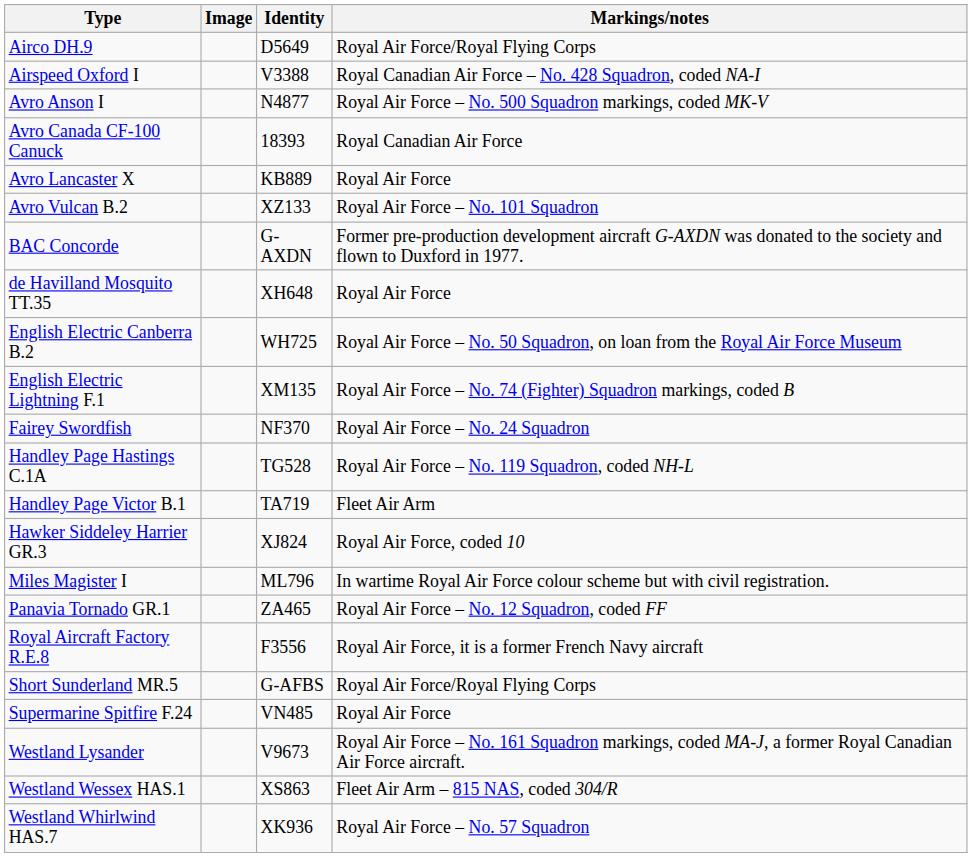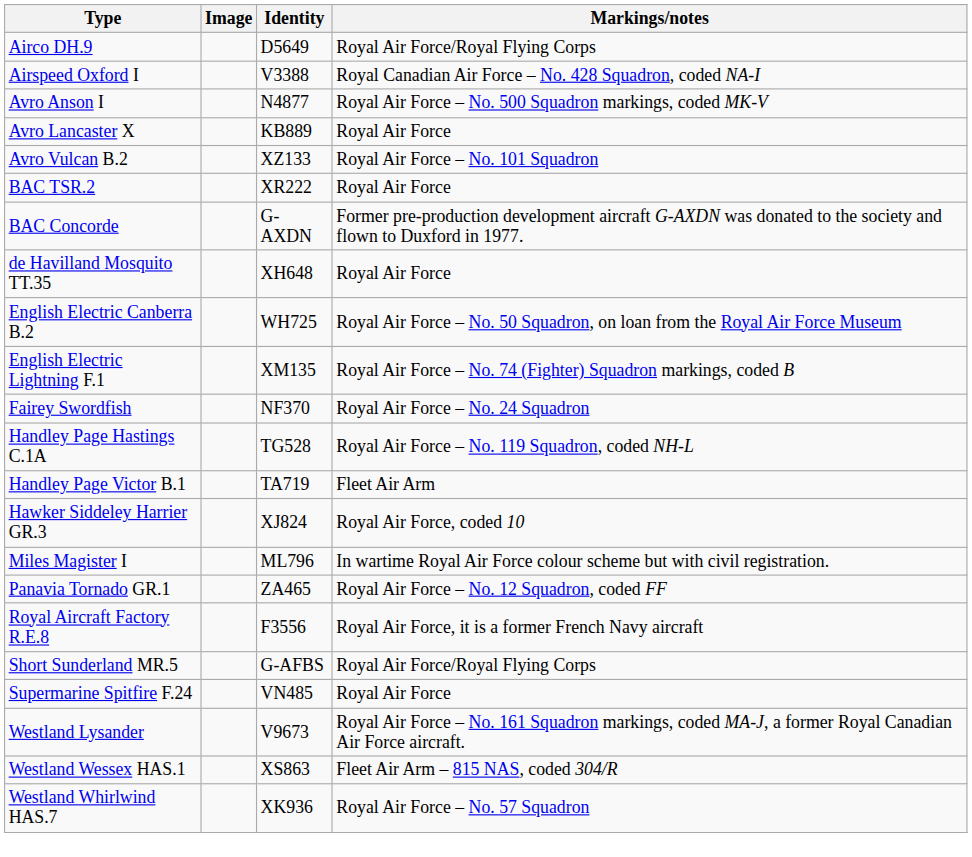- row: (84, 141)
+ row: (52, 187)
